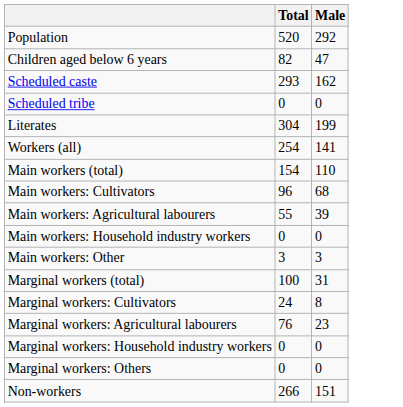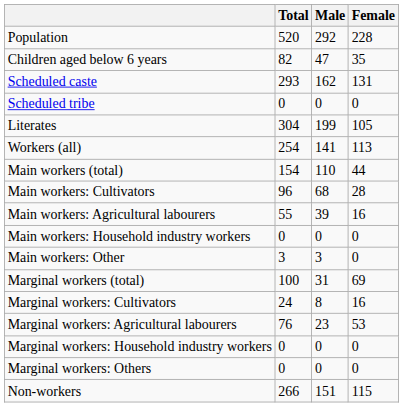+ column: (373, 15)
